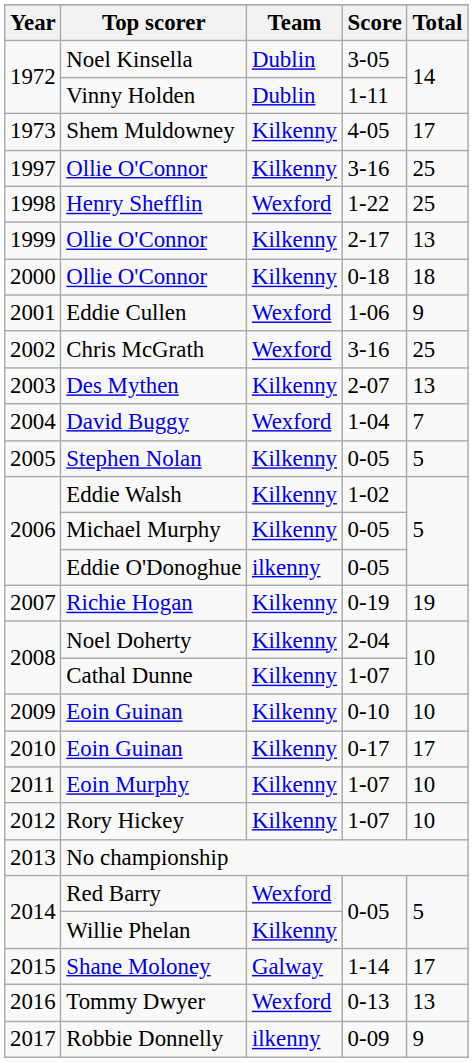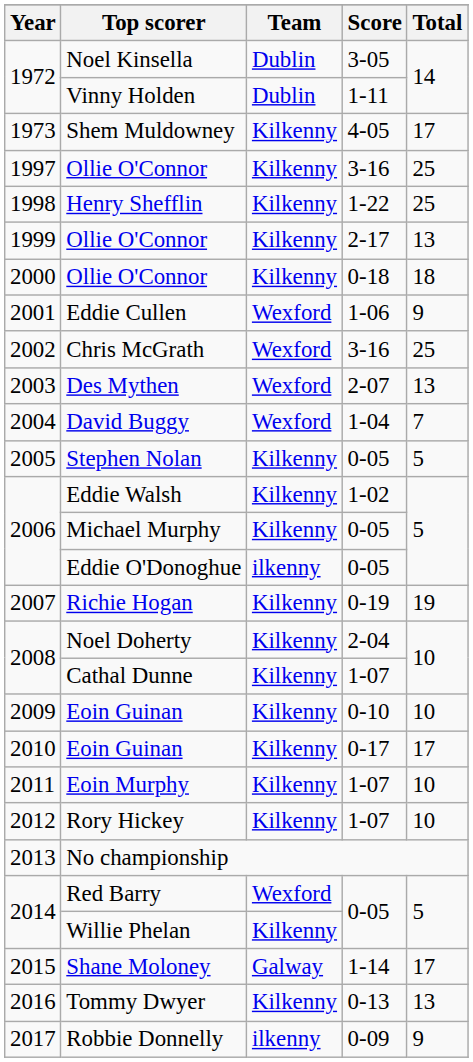(292, 204) Wexford -> (294, 204) Kilkenny
(294, 385) Kilkenny -> (292, 385) Wexford
(292, 1002) Wexford -> (294, 1002) Kilkenny
